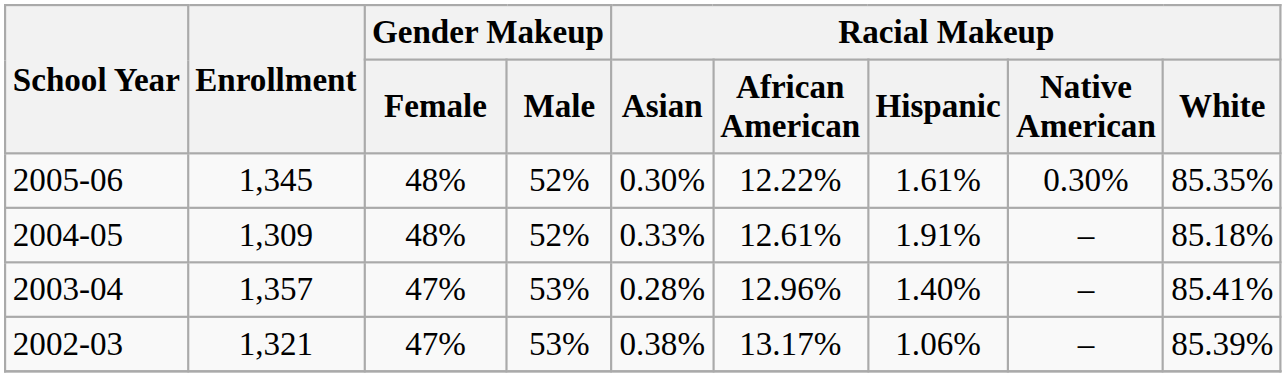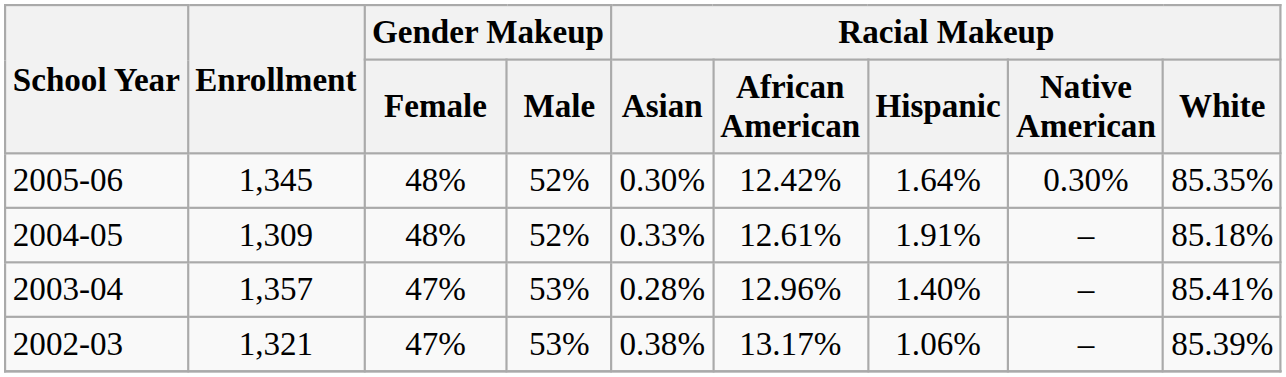(790, 180) 12.22% -> (790, 180) 12.42%
(938, 180) 1.61% -> (938, 180) 1.64%
